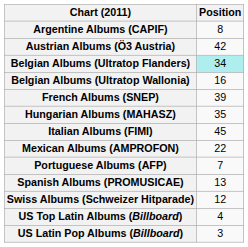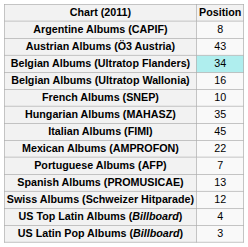(220, 47) 42 -> (220, 47) 43
(220, 98) 39 -> (220, 98) 10
